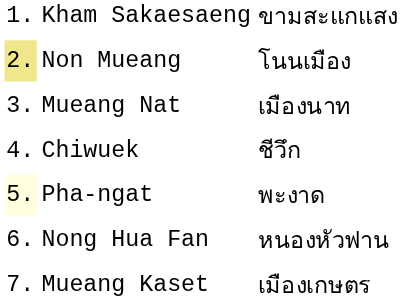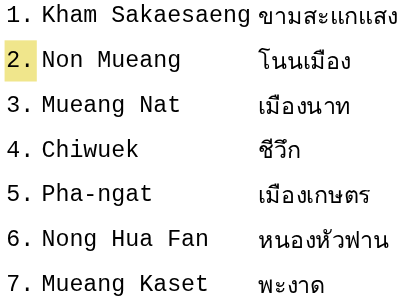(20, 195) lightyellow background -> (20, 195) no background
(291, 197) พะงาด -> (315, 197) เมืองเกษตร
(315, 286) เมืองเกษตร -> (291, 286) พะงาด
